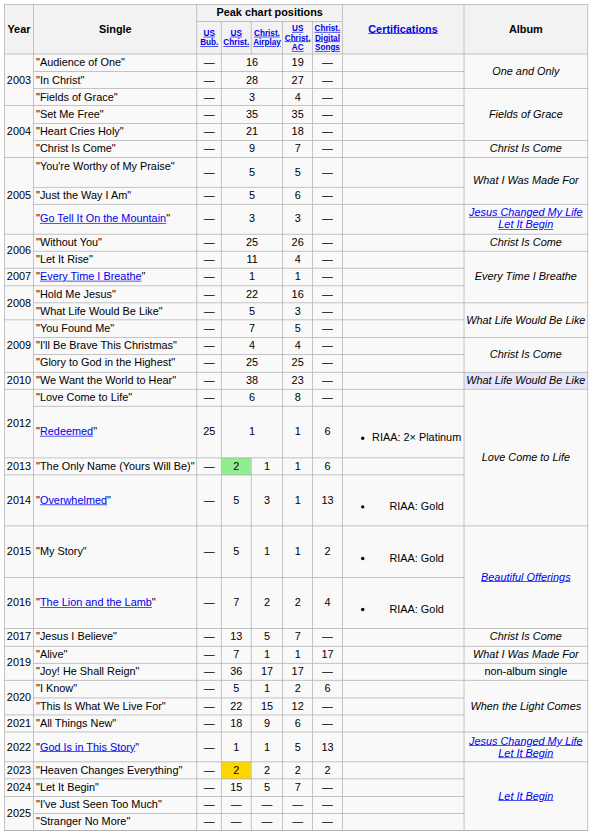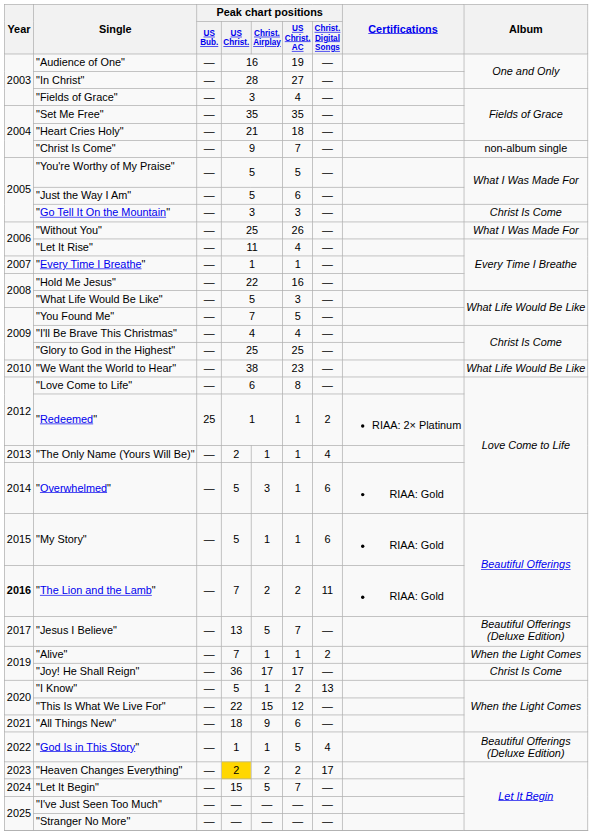(526, 149) Christ Is Come -> (526, 149) non-album single
(526, 219) Jesus Changed My Life Let It Begin -> (526, 213) Christ Is Come
(526, 242) Christ Is Come -> (526, 230) What I Was Made For
(526, 380) lavender background -> (526, 368) no background
(327, 432) 6 -> (327, 419) 2
(236, 466) lightgreen background -> (236, 454) no background
(327, 466) 6 -> (327, 454) 4
(327, 500) 13 -> (327, 488) 6
(327, 551) 2 -> (327, 539) 6
(19, 603) normal -> (19, 590) bold
(327, 603) 4 -> (327, 590) 11
(526, 637) Christ Is Come -> (526, 631) Beautiful Offerings (Deluxe Edition)
(327, 654) 17 -> (327, 654) 2
(526, 654) What I Was Made For -> (526, 654) When the Light Comes
(526, 671) non-album single -> (526, 671) Christ Is Come
(327, 689) 6 -> (327, 689) 13
(327, 747) 13 -> (327, 747) 4
(526, 747) Jesus Changed My Life Let It Begin -> (526, 747) Beautiful Offerings (Deluxe Edition)
(327, 770) 2 -> (327, 770) 17
